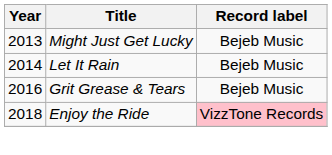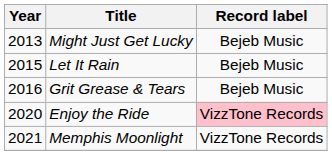(25, 65) 2014 -> (25, 65) 2015
(25, 114) 2018 -> (25, 114) 2020
+ row: (116, 138)
